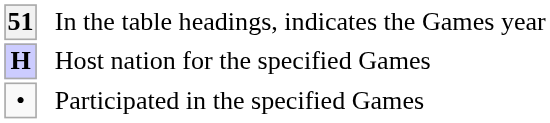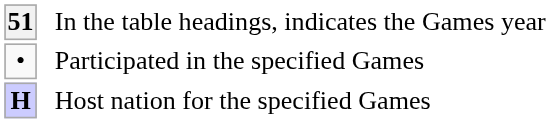rows swapped: (239, 100) <-> (243, 60)
